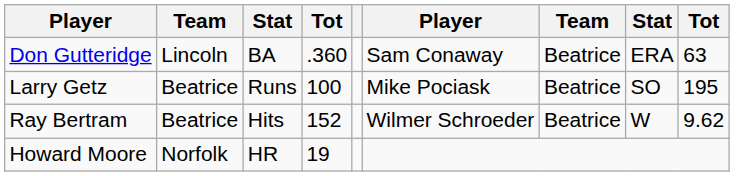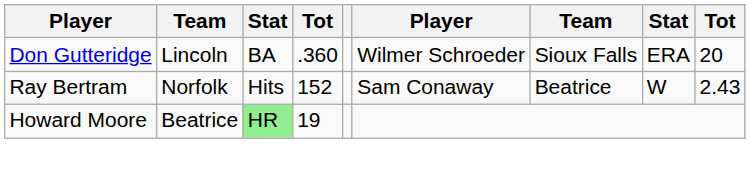(435, 54) Sam Conaway -> (441, 54) Wilmer Schroeder
(582, 54) Beatrice -> (586, 54) Sioux Falls
(695, 54) 63 -> (711, 54) 20
- row: (58, 87)
(200, 120) Beatrice -> (195, 87) Norfolk
(450, 120) Wilmer Schroeder -> (425, 87) Sam Conaway
(704, 120) 9.62 -> (720, 87) 2.43
(195, 154) Norfolk -> (200, 120) Beatrice
(263, 154) no background -> (263, 120) lightgreen background
